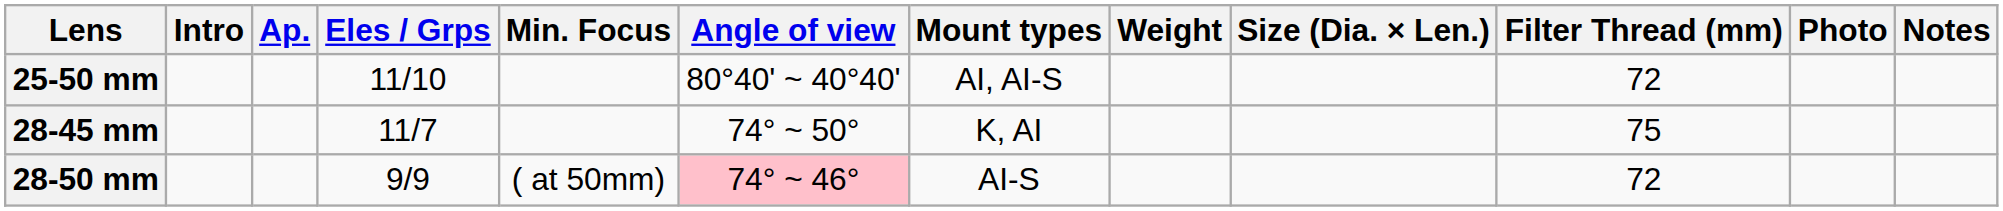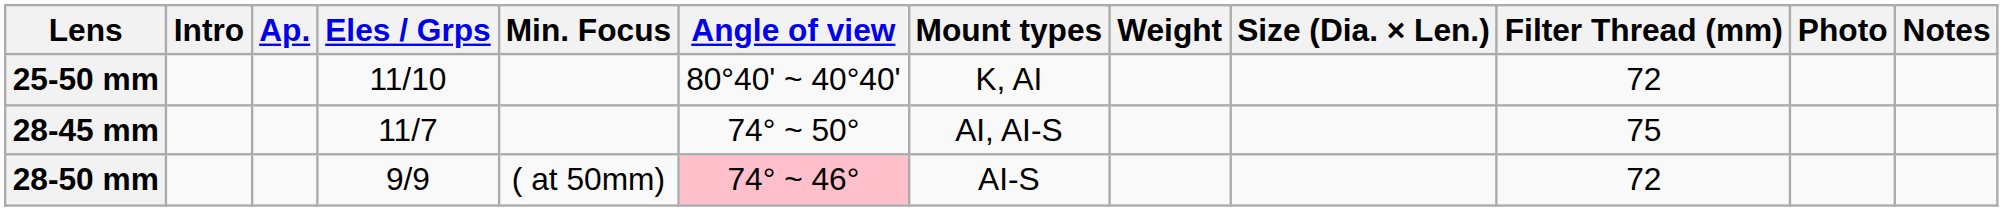(1009, 80) AI, AI-S -> (1009, 80) K, AI
(1009, 130) K, AI -> (1009, 130) AI, AI-S
